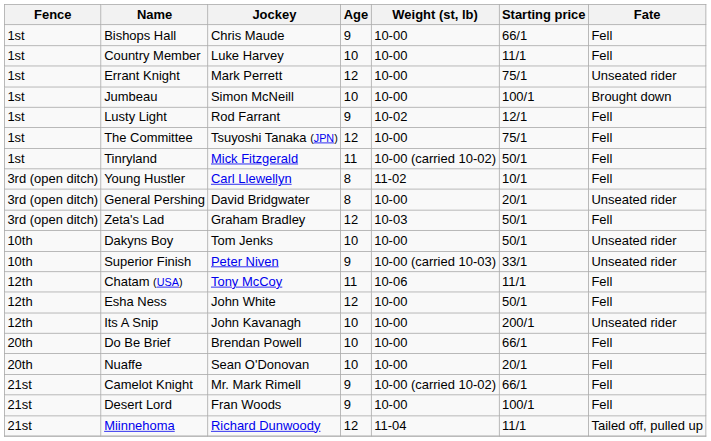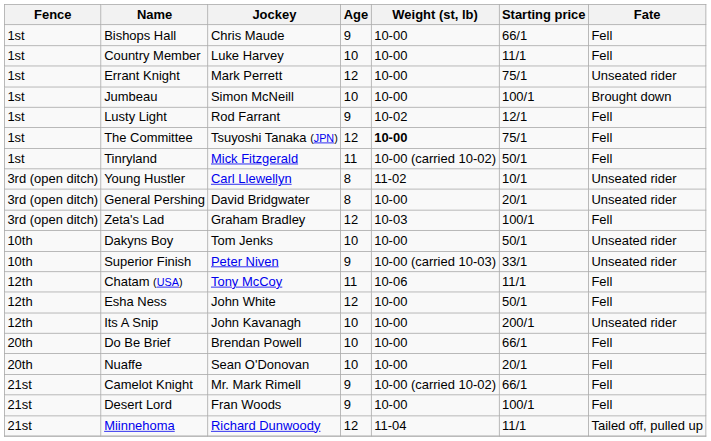(391, 138) normal -> (391, 138) bold
(602, 179) Fell -> (634, 179) Unseated rider
(515, 220) 50/1 -> (518, 220) 100/1
